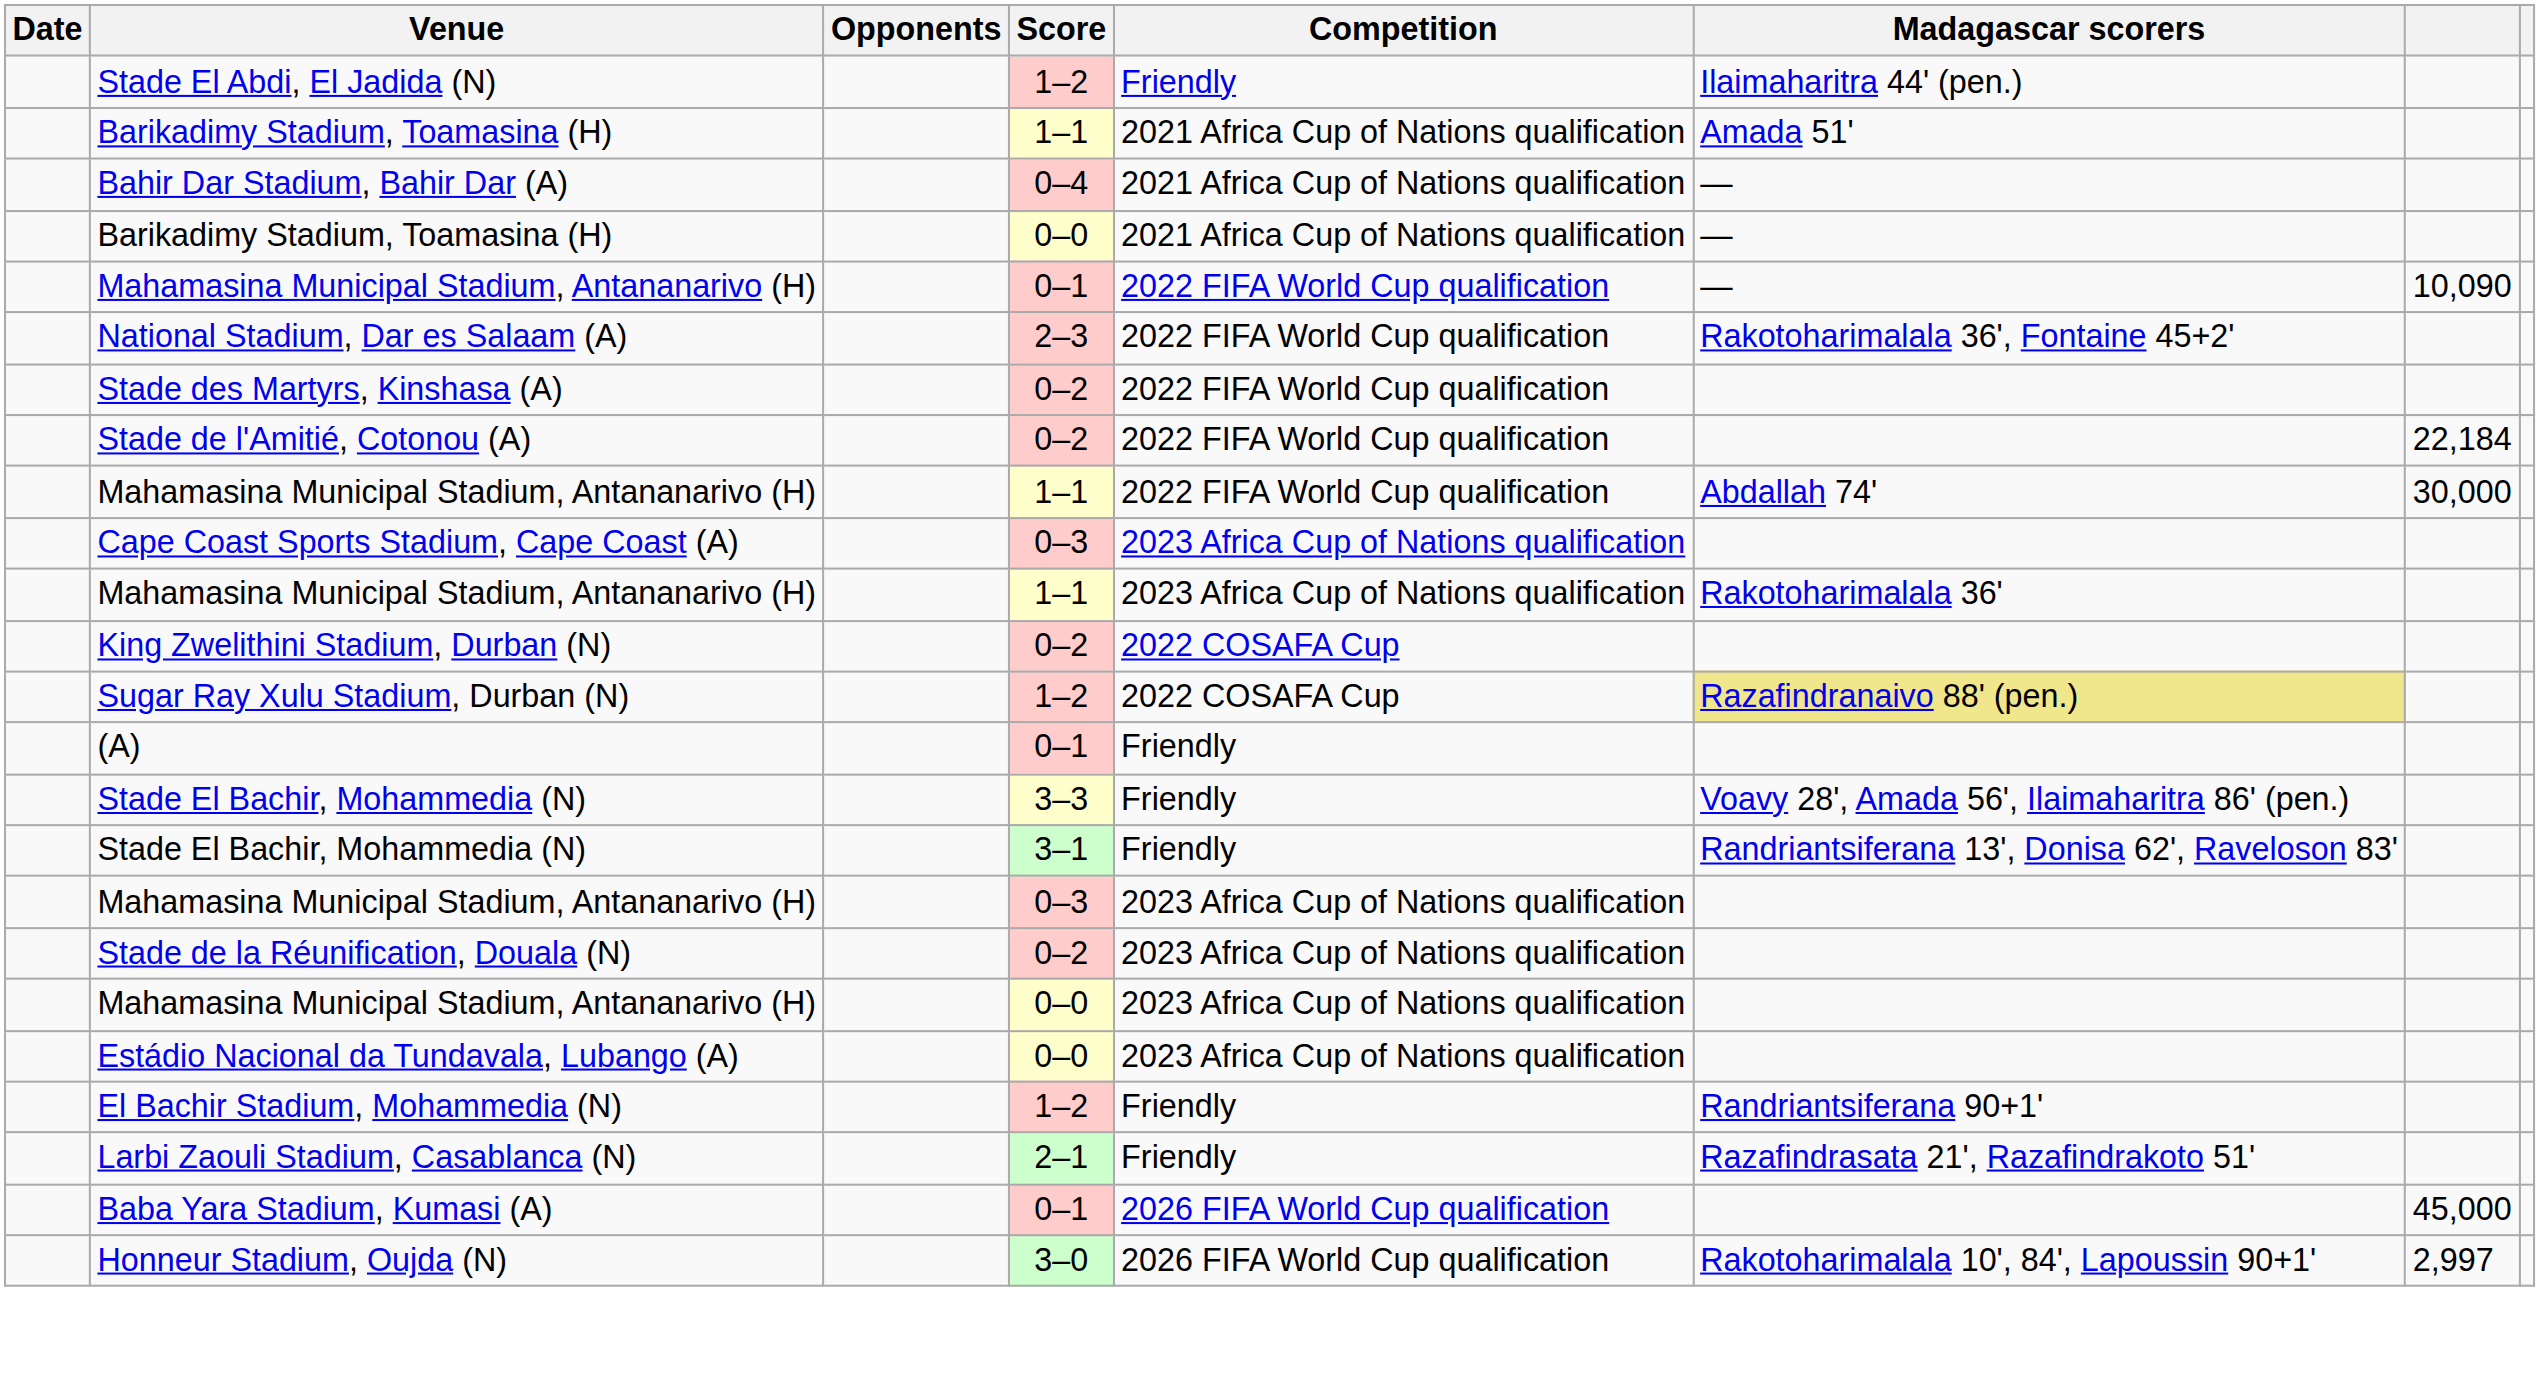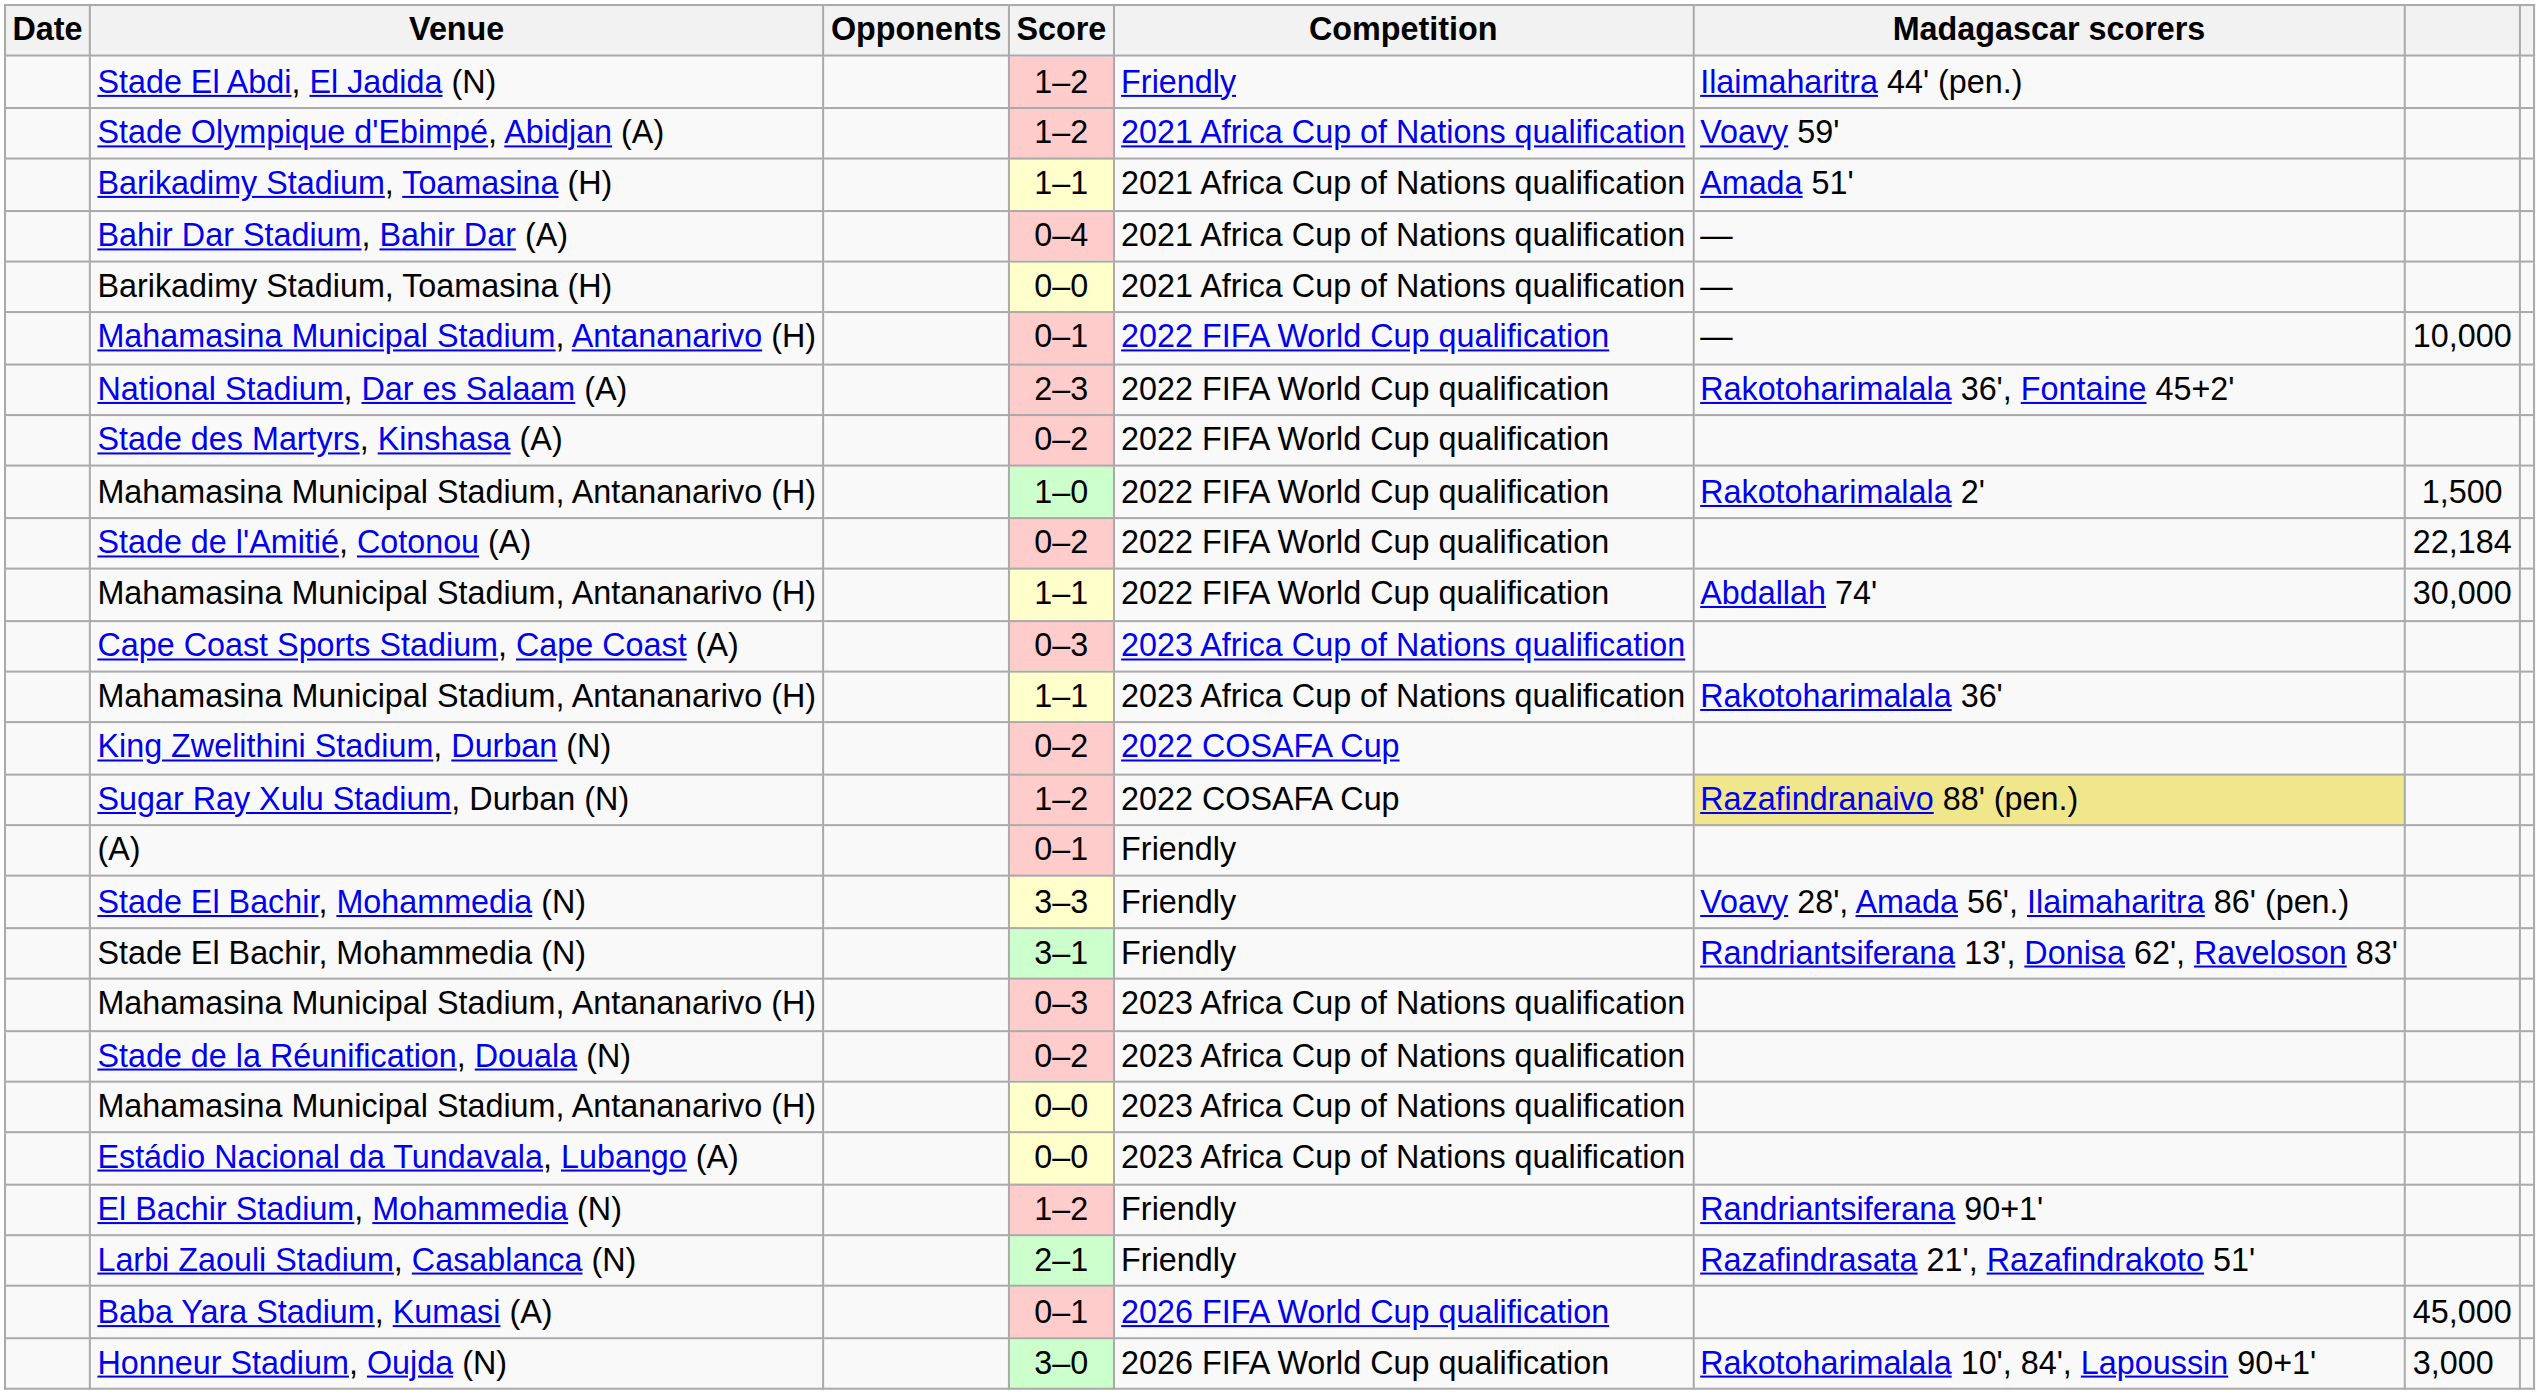+ row: (381, 132)
(2462, 286) 10,090 -> (2462, 337) 10,000
+ row: (457, 491)
(2453, 1260) 2,997 -> (2453, 1362) 3,000
